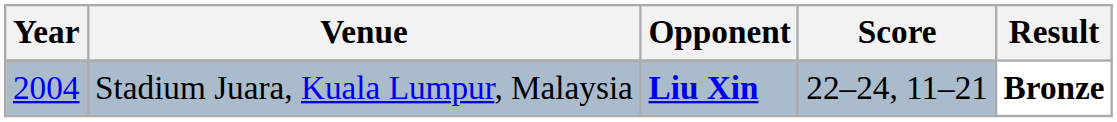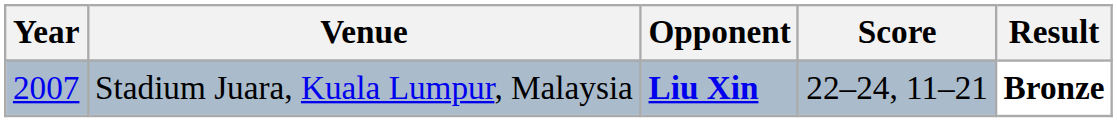(46, 87) 2004 -> (46, 87) 2007
